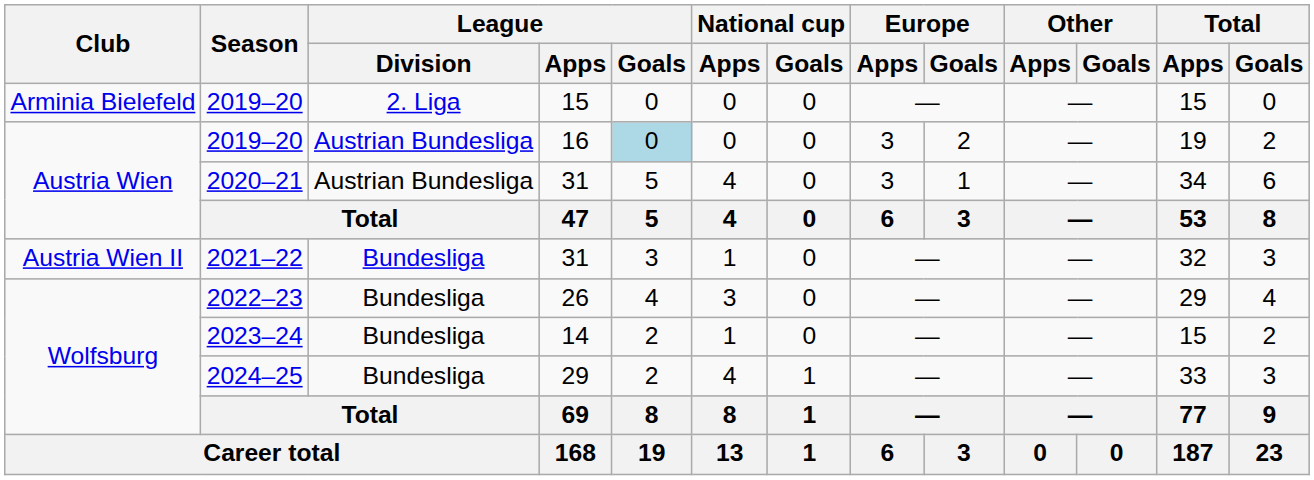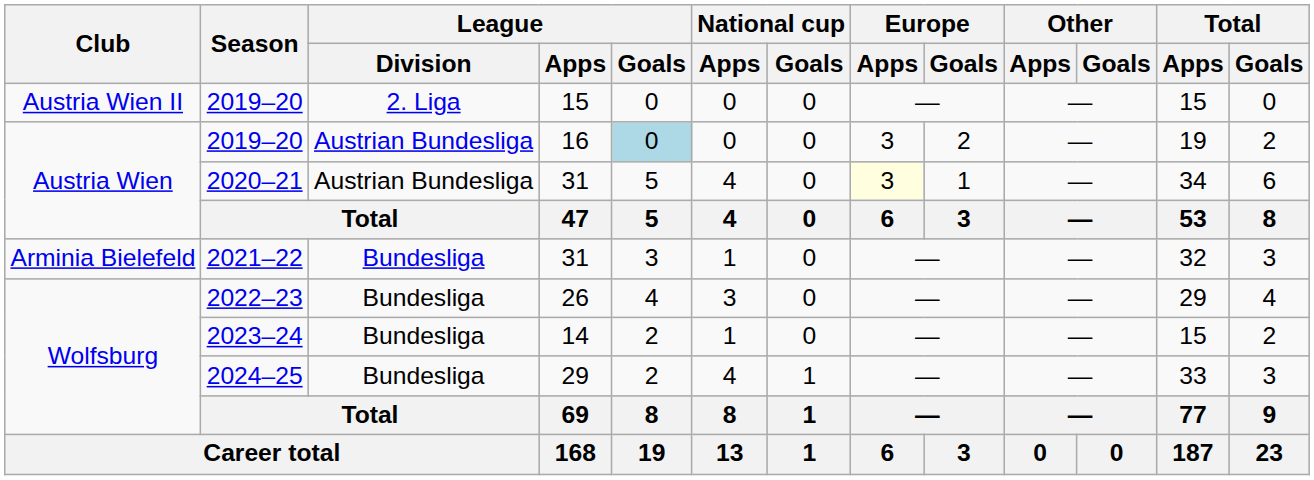(103, 102) Arminia Bielefeld -> (103, 102) Austria Wien II
(887, 180) no background -> (887, 180) lightyellow background
(103, 258) Austria Wien II -> (103, 258) Arminia Bielefeld
